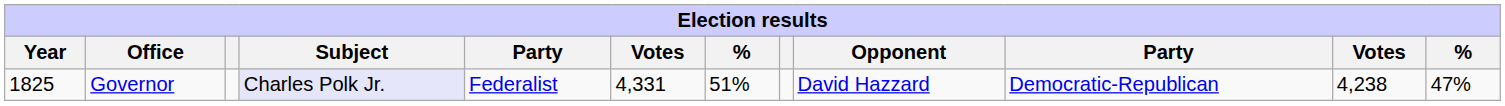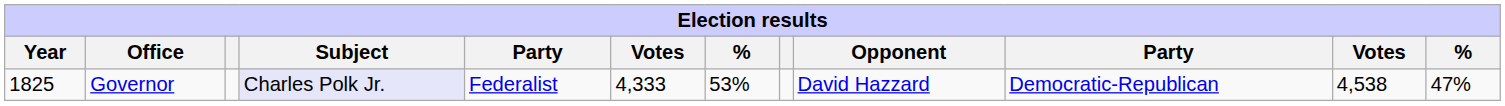(641, 84) 4,331 -> (641, 84) 4,333
(729, 84) 51% -> (729, 84) 53%
(1362, 84) 4,238 -> (1362, 84) 4,538
